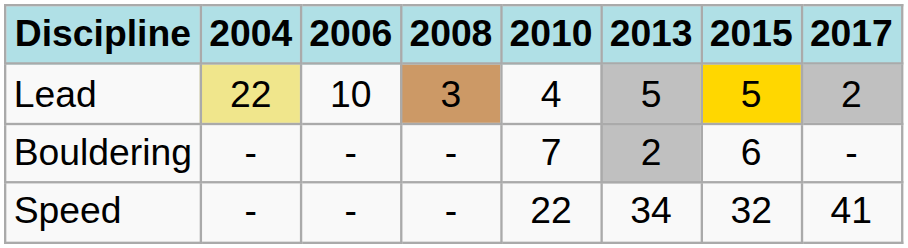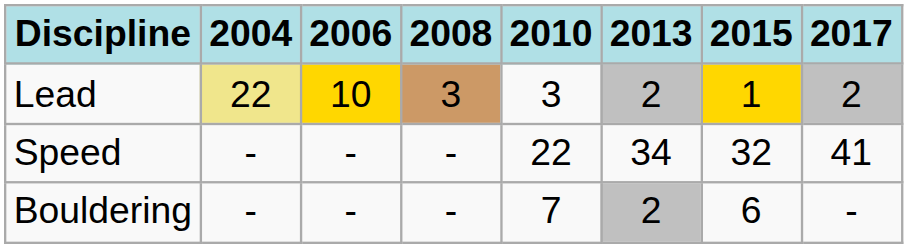(351, 93) no background -> (351, 93) gold background
(551, 93) 4 -> (551, 93) 3
(651, 93) 5 -> (651, 93) 2
(751, 93) 5 -> (751, 93) 1
rows swapped: (103, 152) <-> (68, 211)
